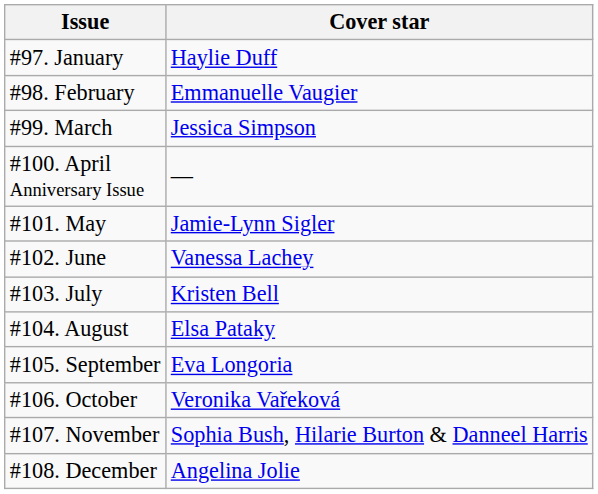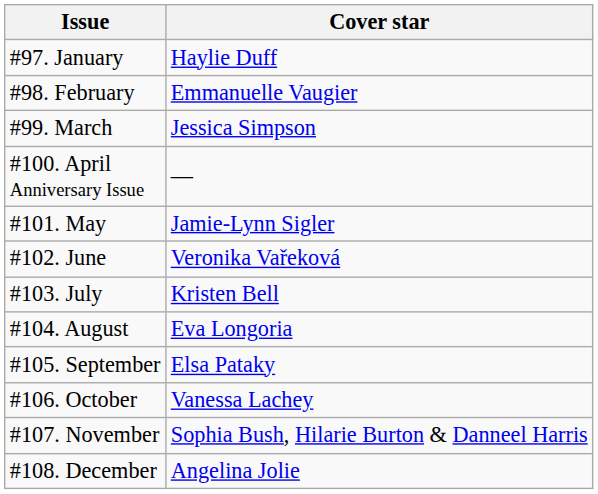(242, 258) Vanessa Lachey -> (255, 258) Veronika Vařeková
(223, 329) Elsa Pataky -> (232, 329) Eva Longoria
(232, 364) Eva Longoria -> (223, 364) Elsa Pataky
(255, 399) Veronika Vařeková -> (242, 399) Vanessa Lachey
